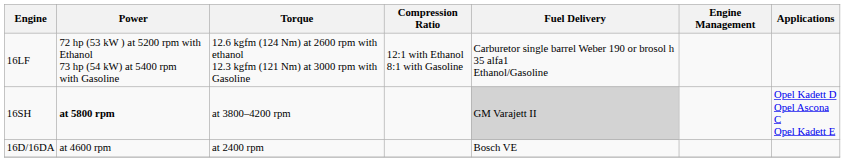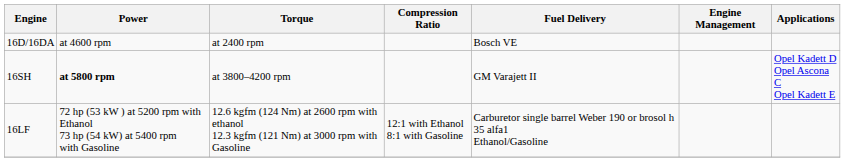rows swapped: (18, 60) <-> (31, 148)
(505, 113) lightgrey background -> (505, 77) no background
